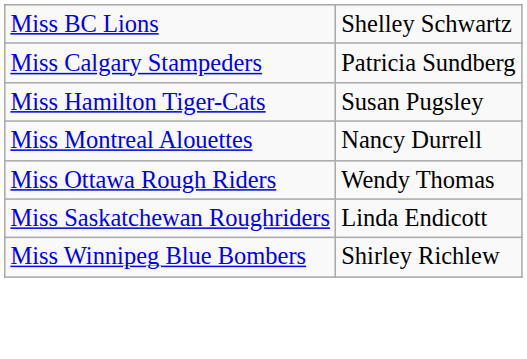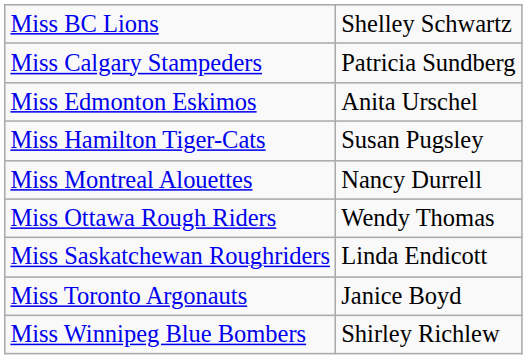+ row: (134, 101)
+ row: (129, 295)
